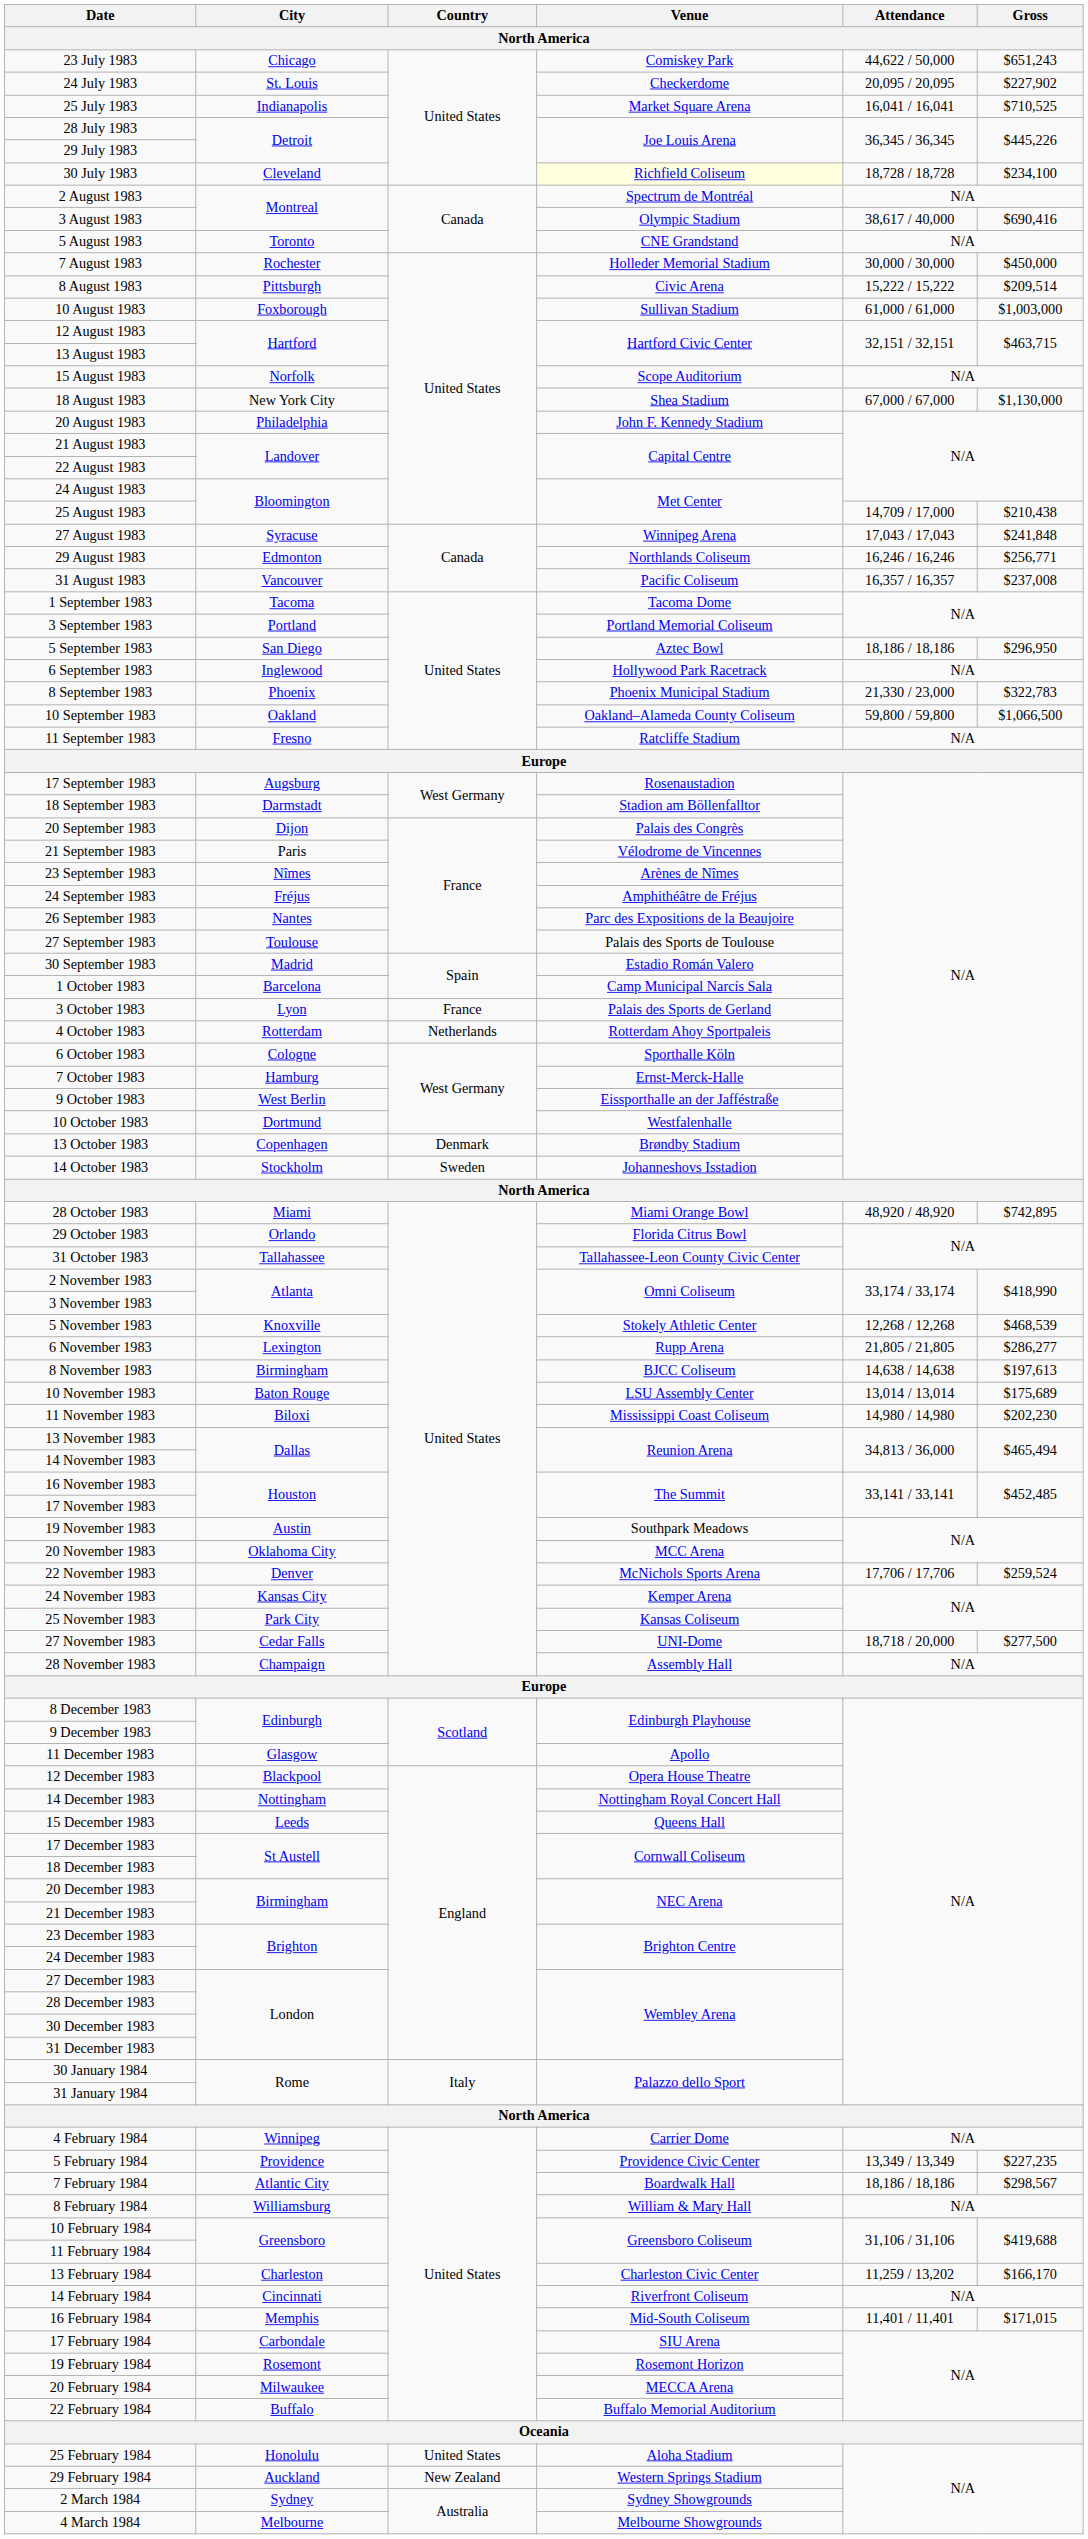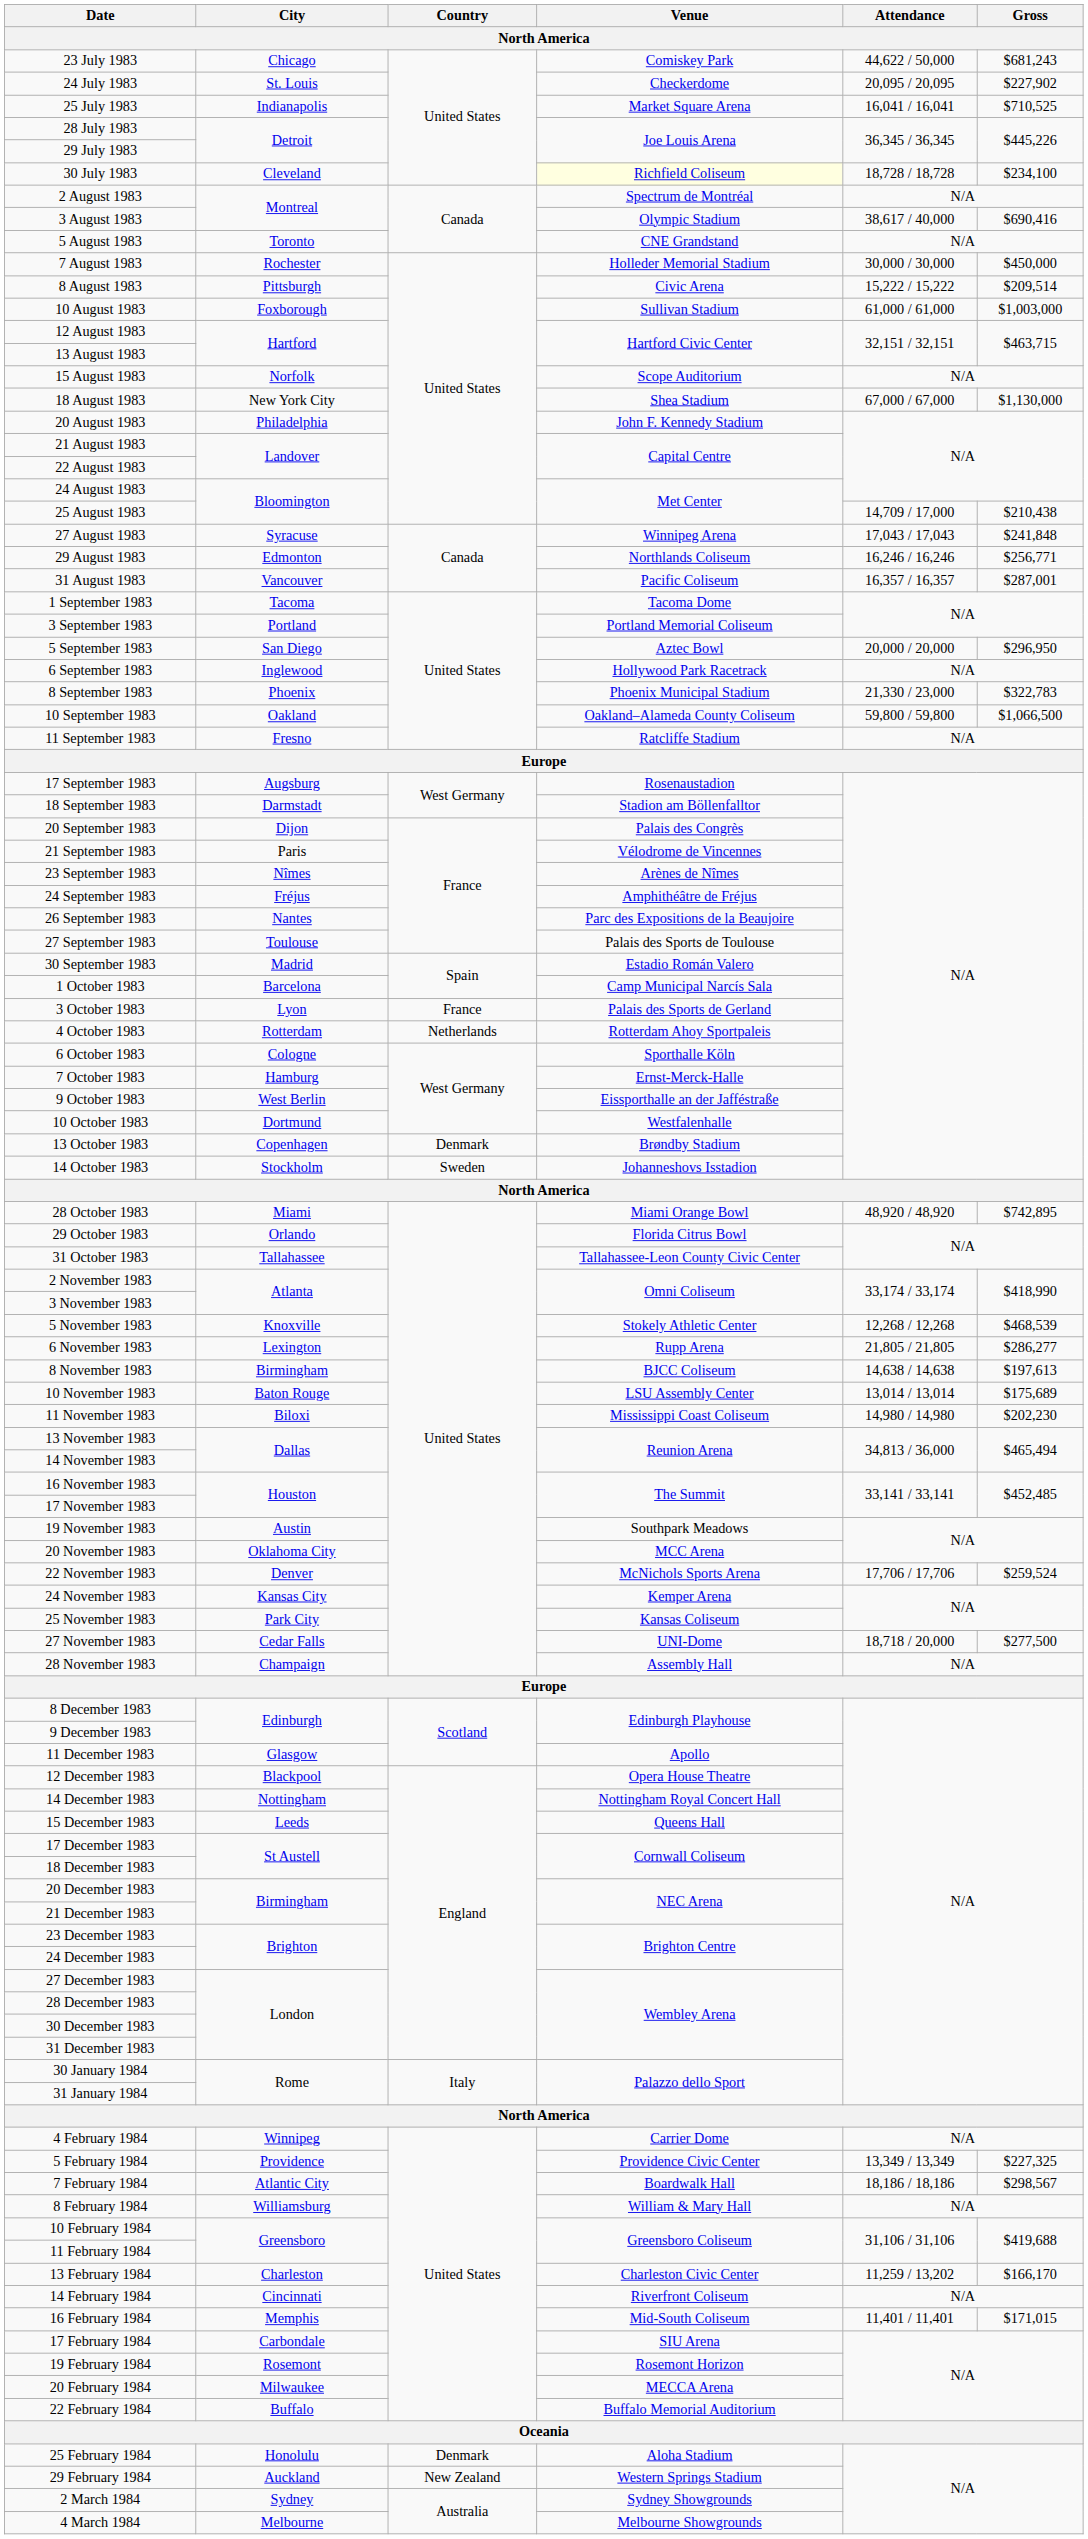(1030, 60) $651,243 -> (1030, 60) $681,243
(1030, 580) $237,008 -> (1030, 580) $287,001
(910, 648) 18,186 / 18,186 -> (910, 648) 20,000 / 20,000
(1030, 2161) $227,235 -> (1030, 2161) $227,325
(462, 2454) United States -> (462, 2454) Denmark
